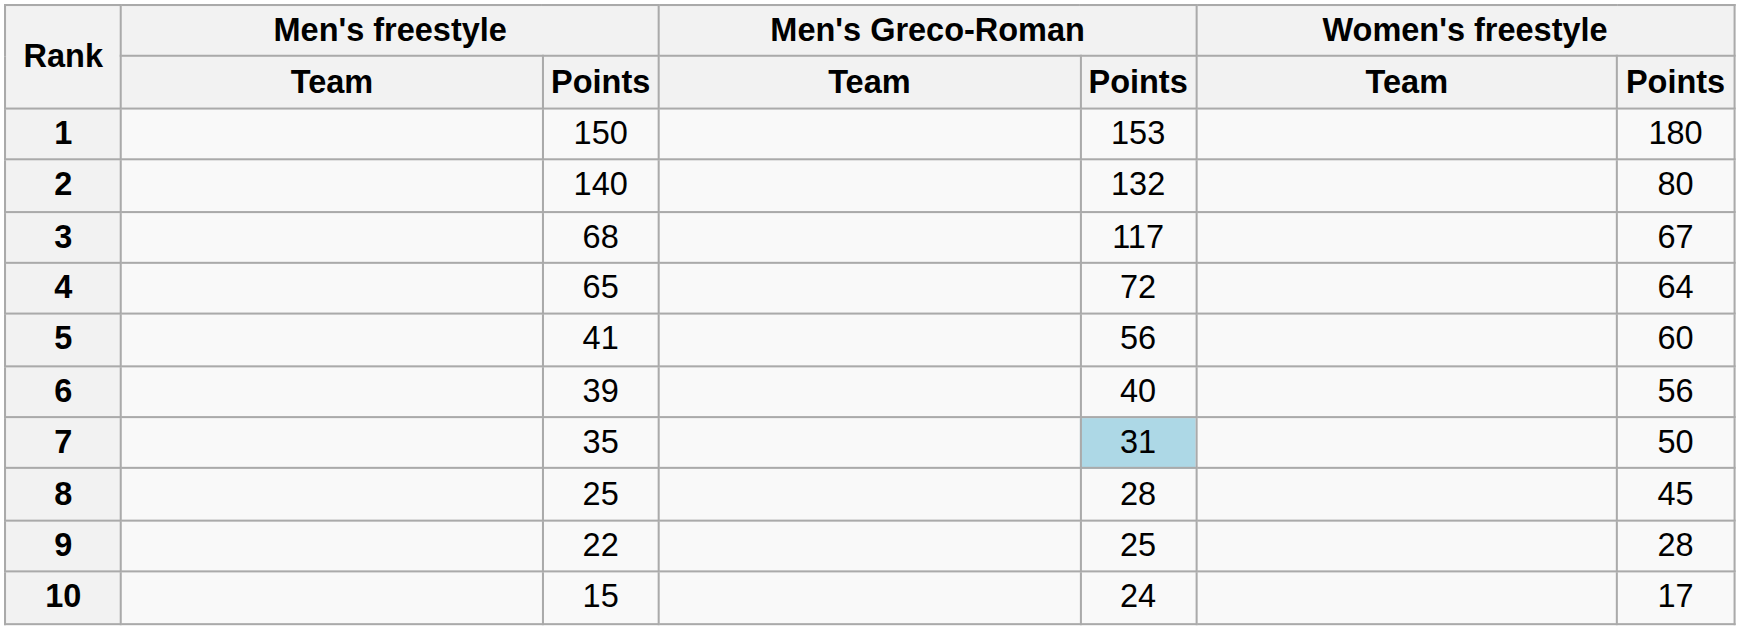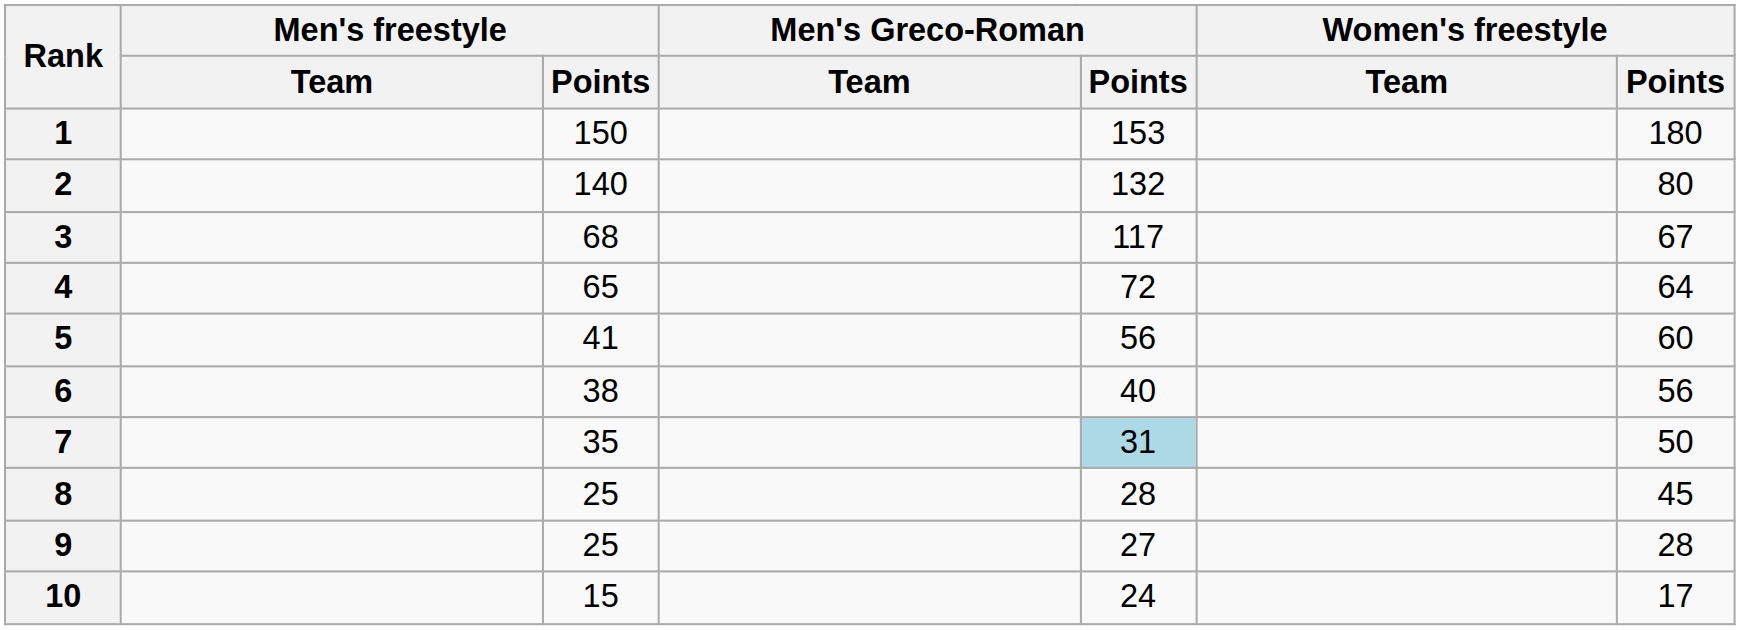(601, 390) 39 -> (601, 390) 38
(601, 545) 22 -> (601, 545) 25
(1138, 545) 25 -> (1138, 545) 27
